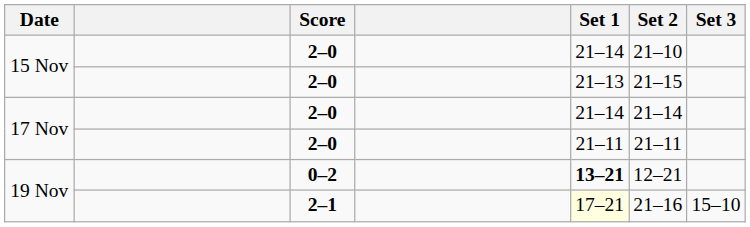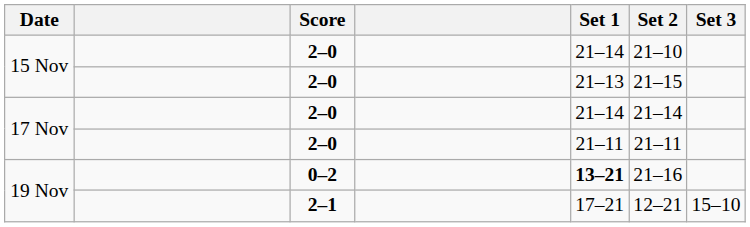(658, 174) 12–21 -> (658, 174) 21–16
(600, 205) lightyellow background -> (600, 205) no background
(658, 205) 21–16 -> (658, 205) 12–21
